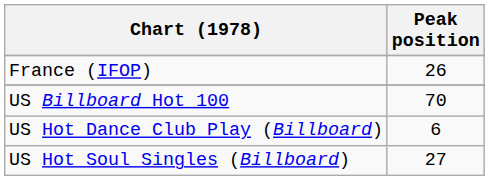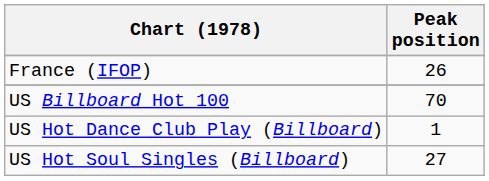(436, 130) 6 -> (436, 130) 1
